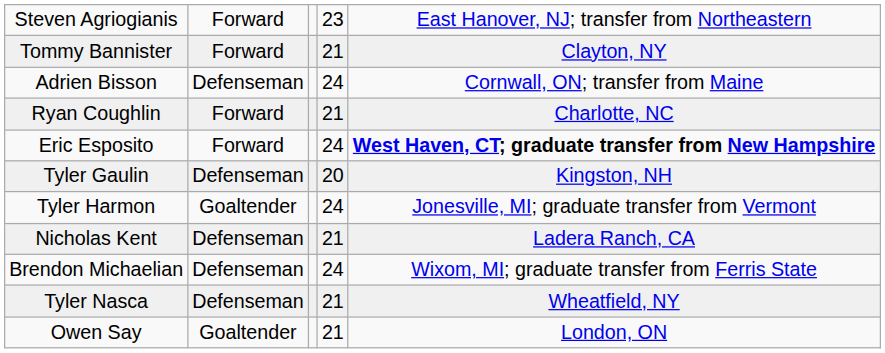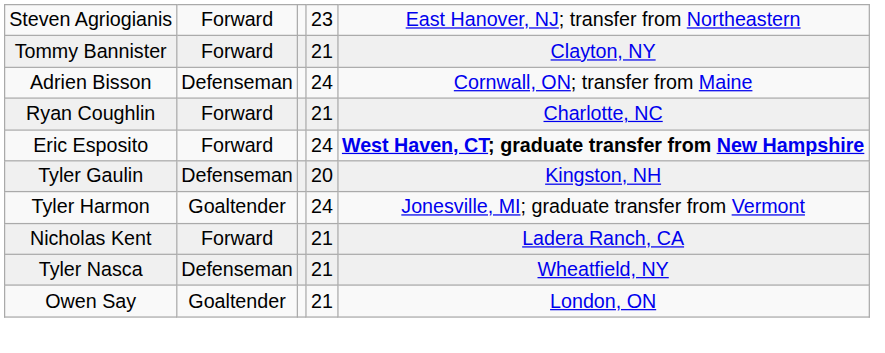(248, 238) Defenseman -> (237, 238) Forward
- row: (96, 269)
